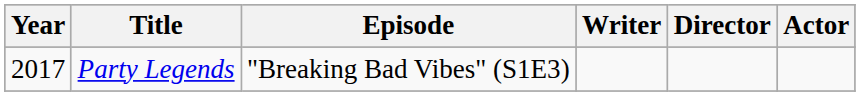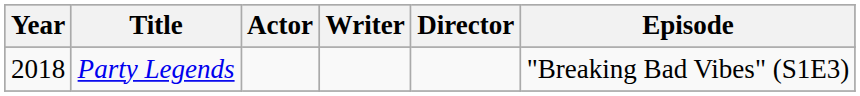columns swapped: (408, 25) <-> (816, 25)
(38, 68) 2017 -> (38, 68) 2018
